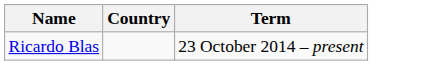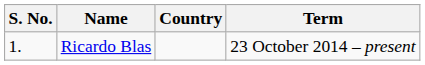+ column: (31, 18)
